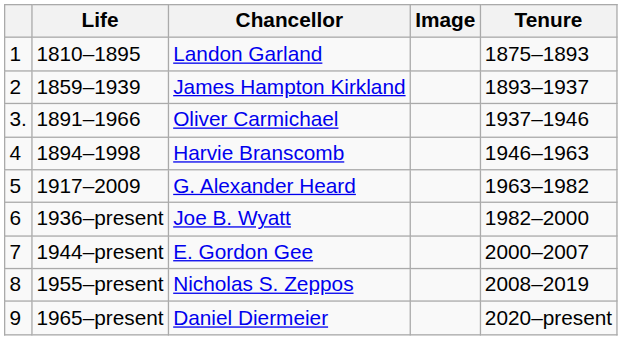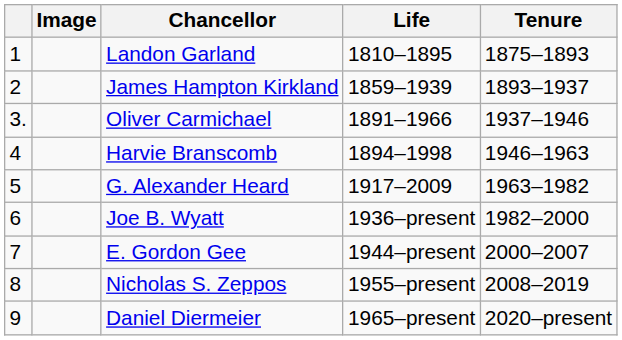columns swapped: (445, 20) <-> (100, 20)
